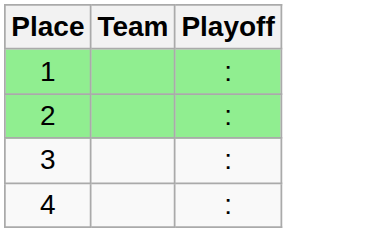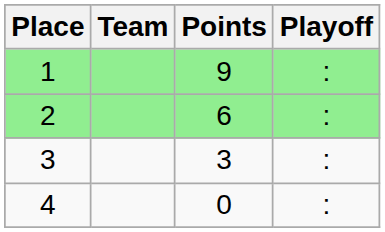+ column: (224, 26)
